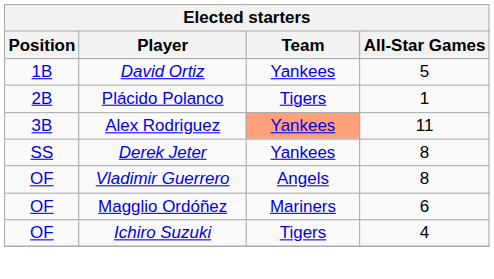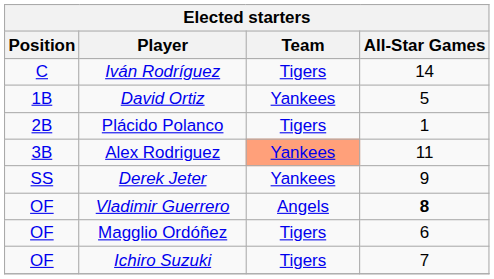+ row: (163, 71)
(425, 152) 8 -> (425, 179) 9
(425, 179) normal -> (425, 206) bold
(303, 206) Mariners -> (303, 233) Tigers
(425, 233) 4 -> (425, 260) 7
